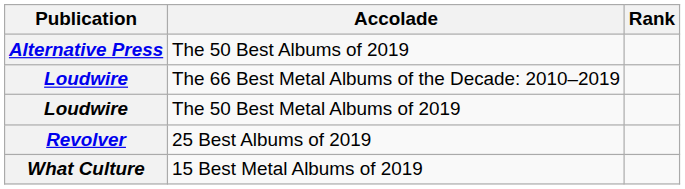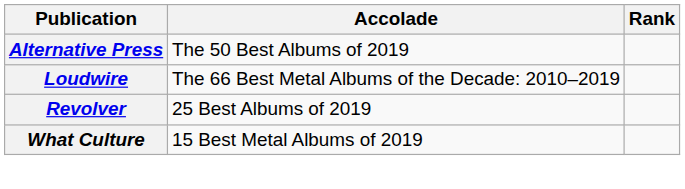- row: (316, 109)
